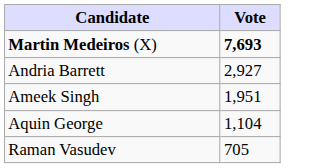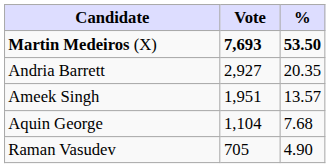+ column: (302, 17)
